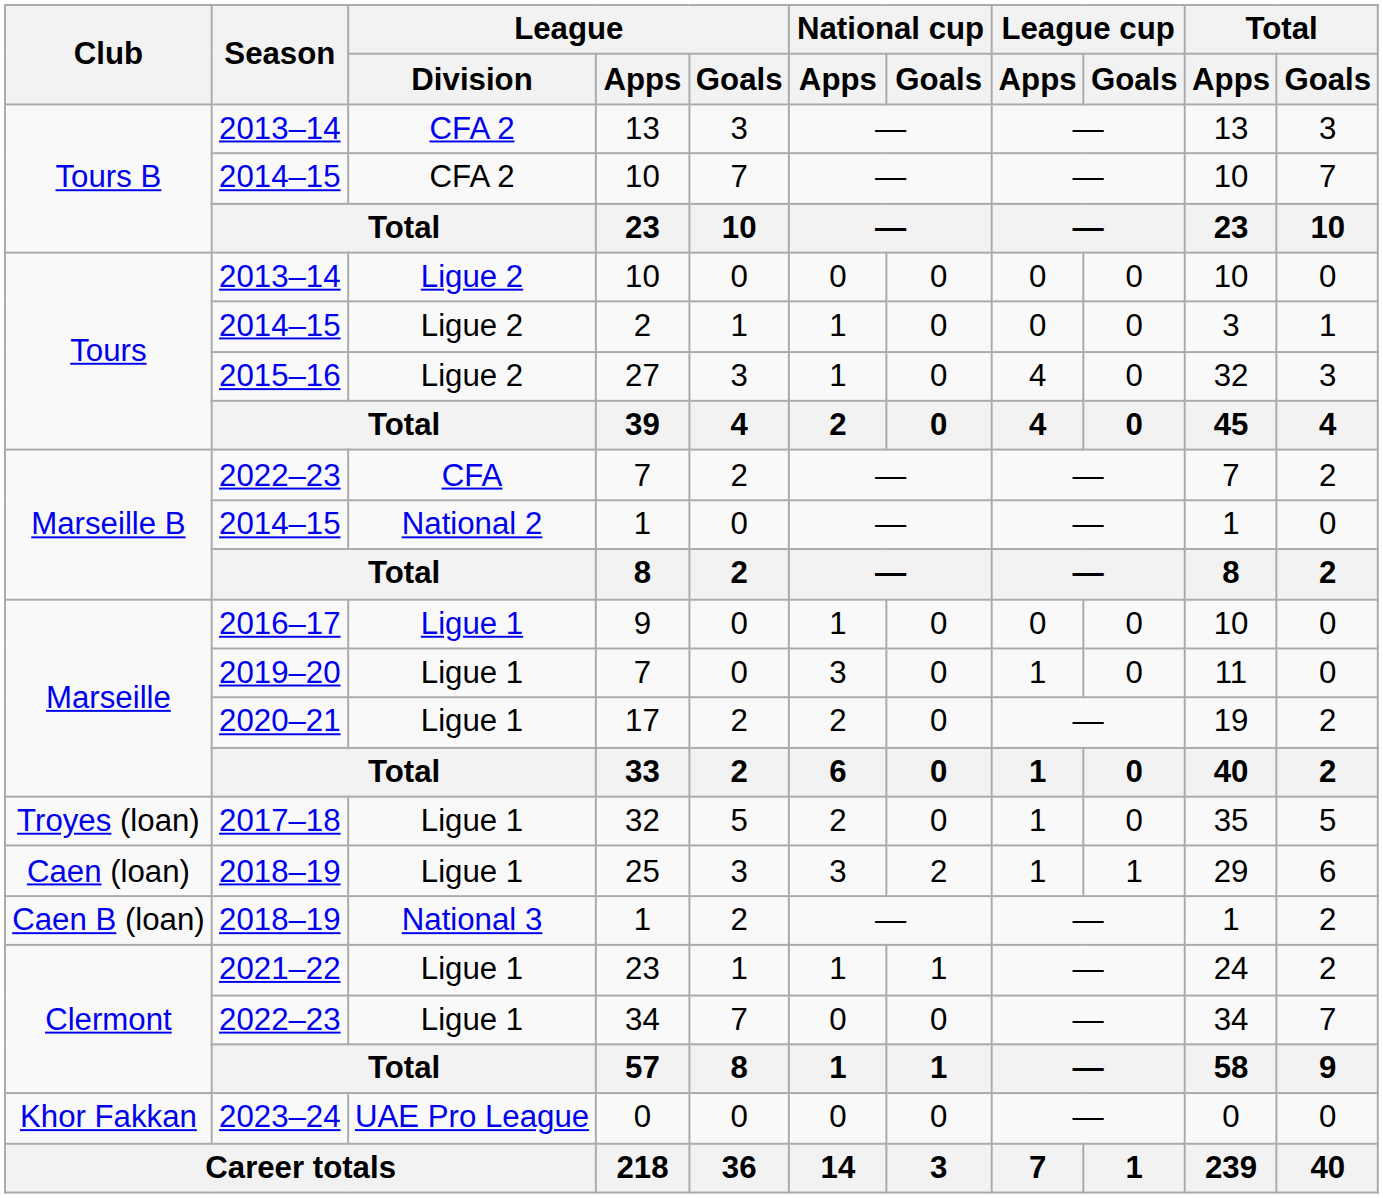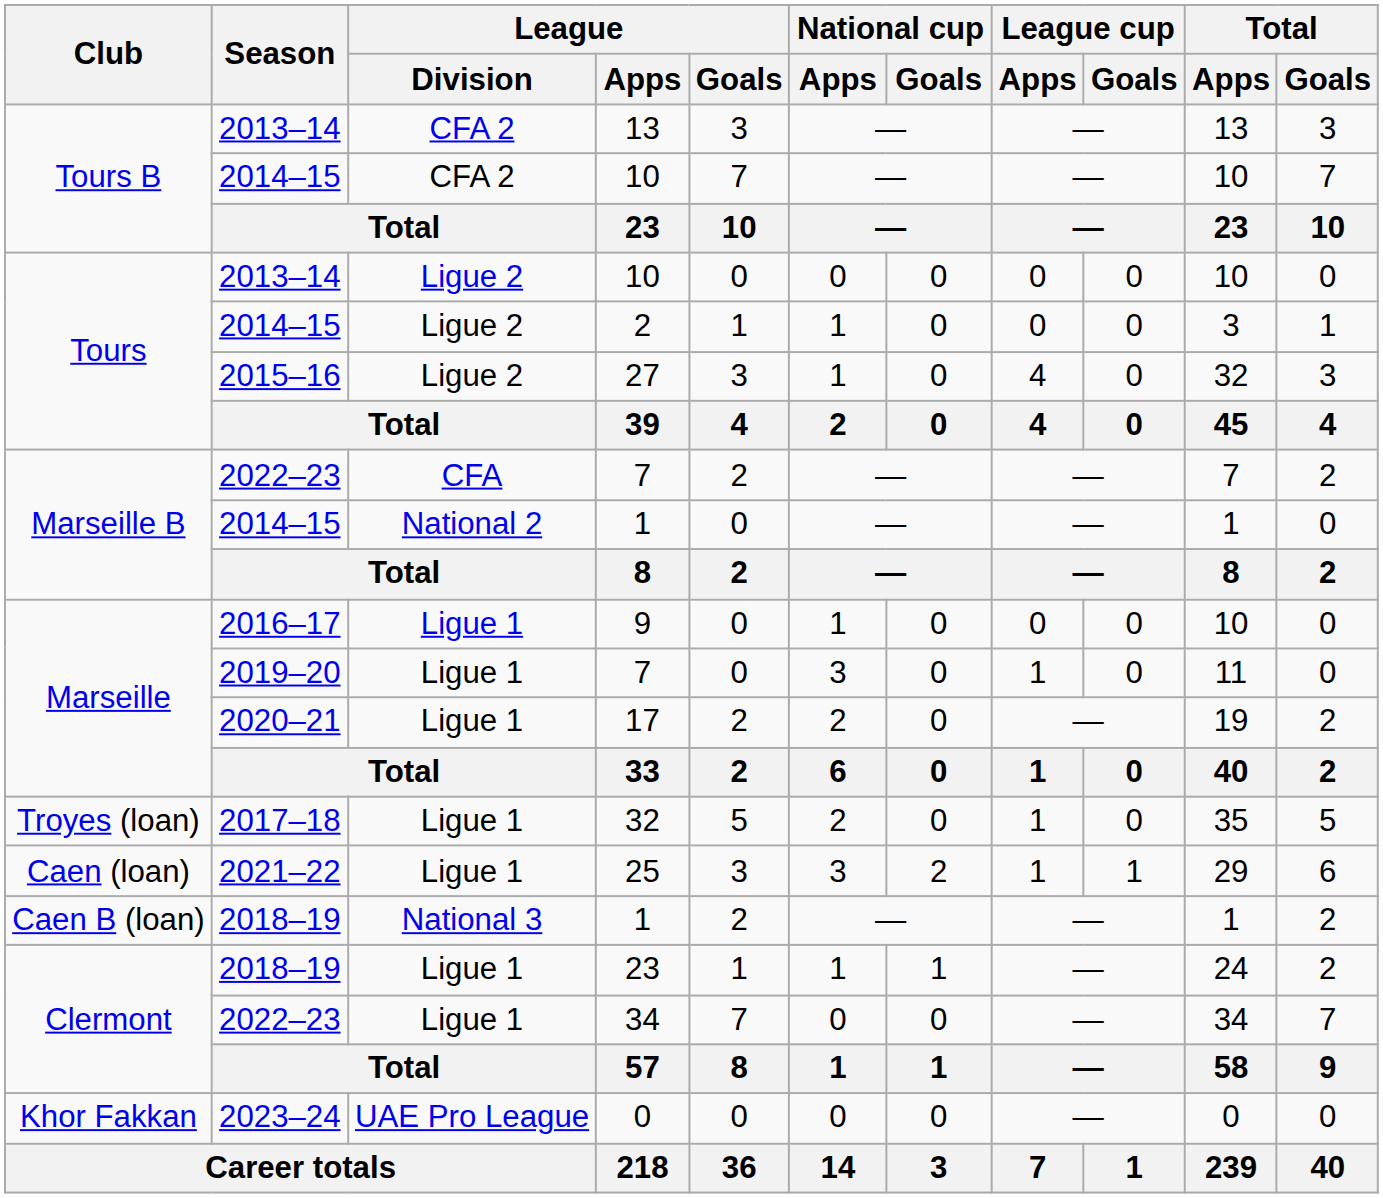(280, 870) 2018–19 -> (280, 870) 2021–22
(280, 969) 2021–22 -> (280, 969) 2018–19
